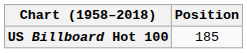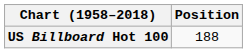(207, 37) 185 -> (207, 37) 188
